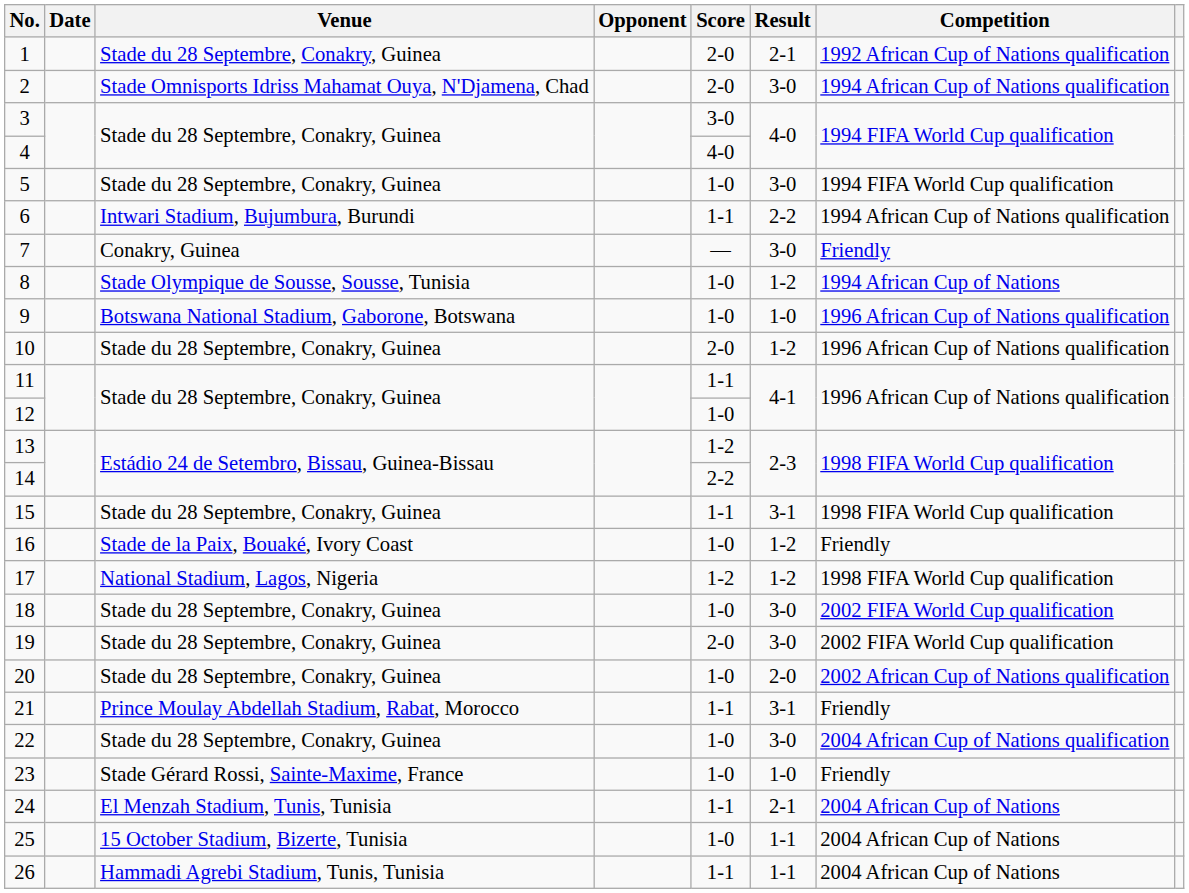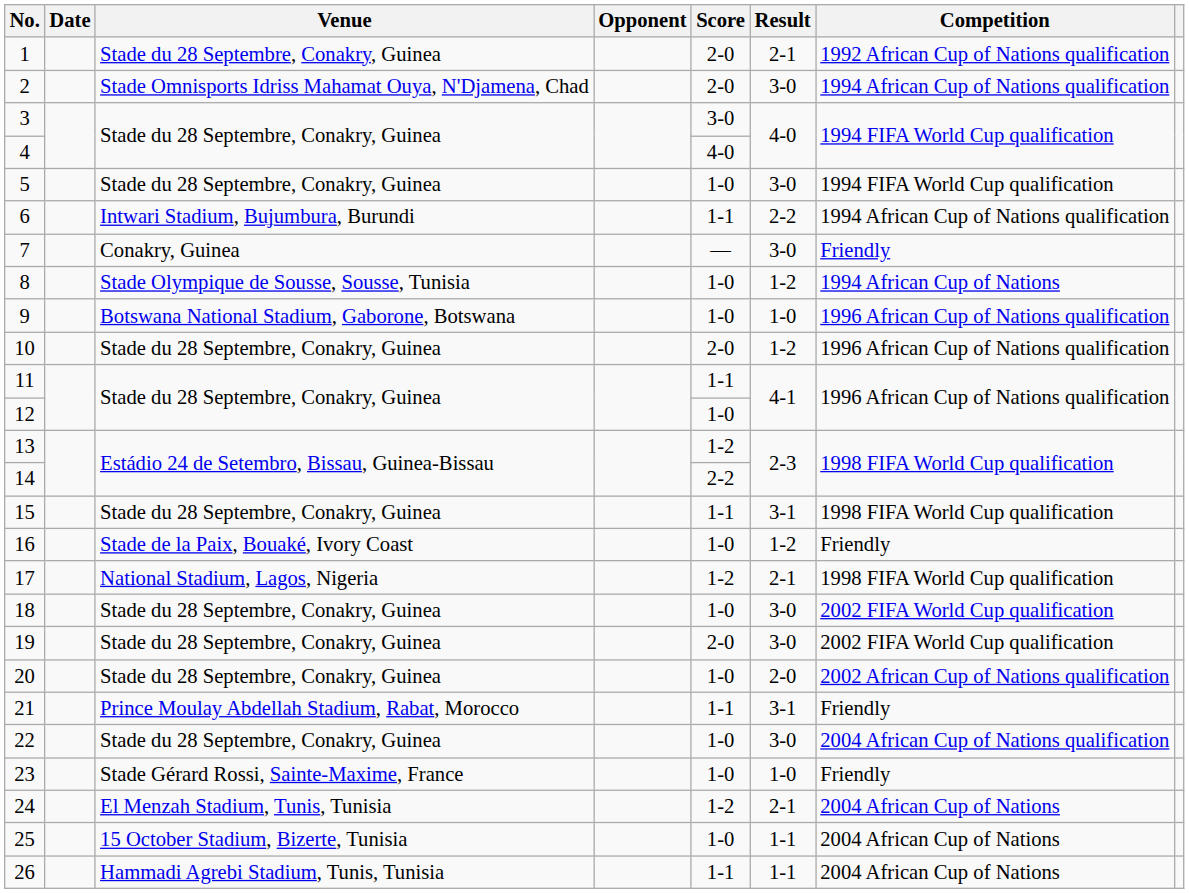(783, 577) 1-2 -> (783, 577) 2-1
(721, 806) 1-1 -> (721, 806) 1-2
